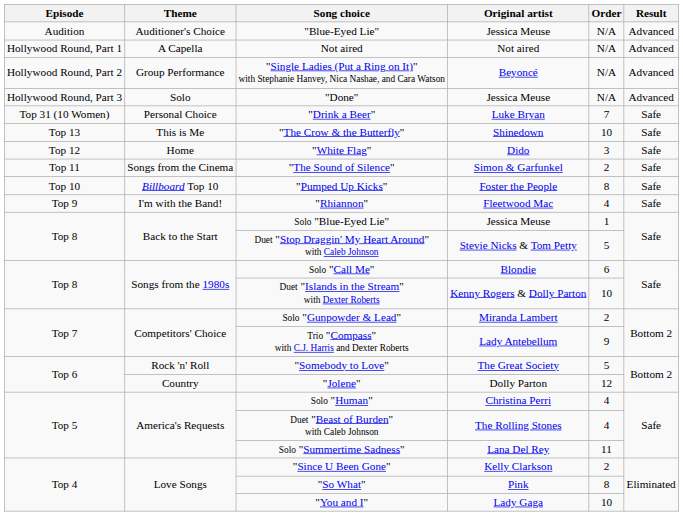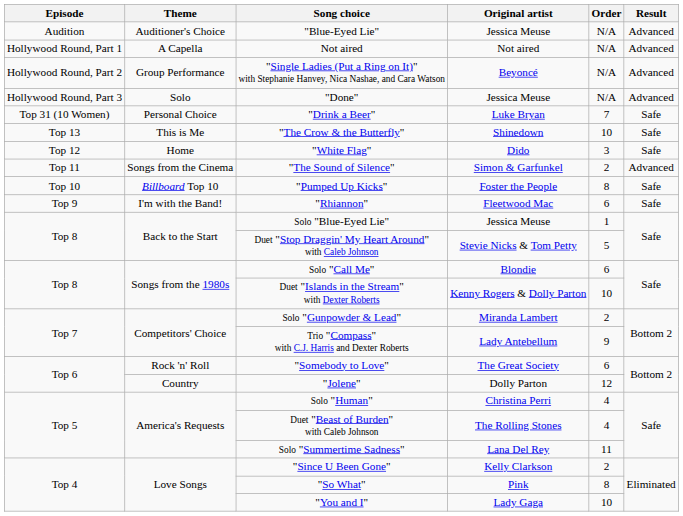(651, 168) Safe -> (651, 168) Advanced
(606, 203) 4 -> (606, 203) 6
(606, 365) 5 -> (606, 365) 6
